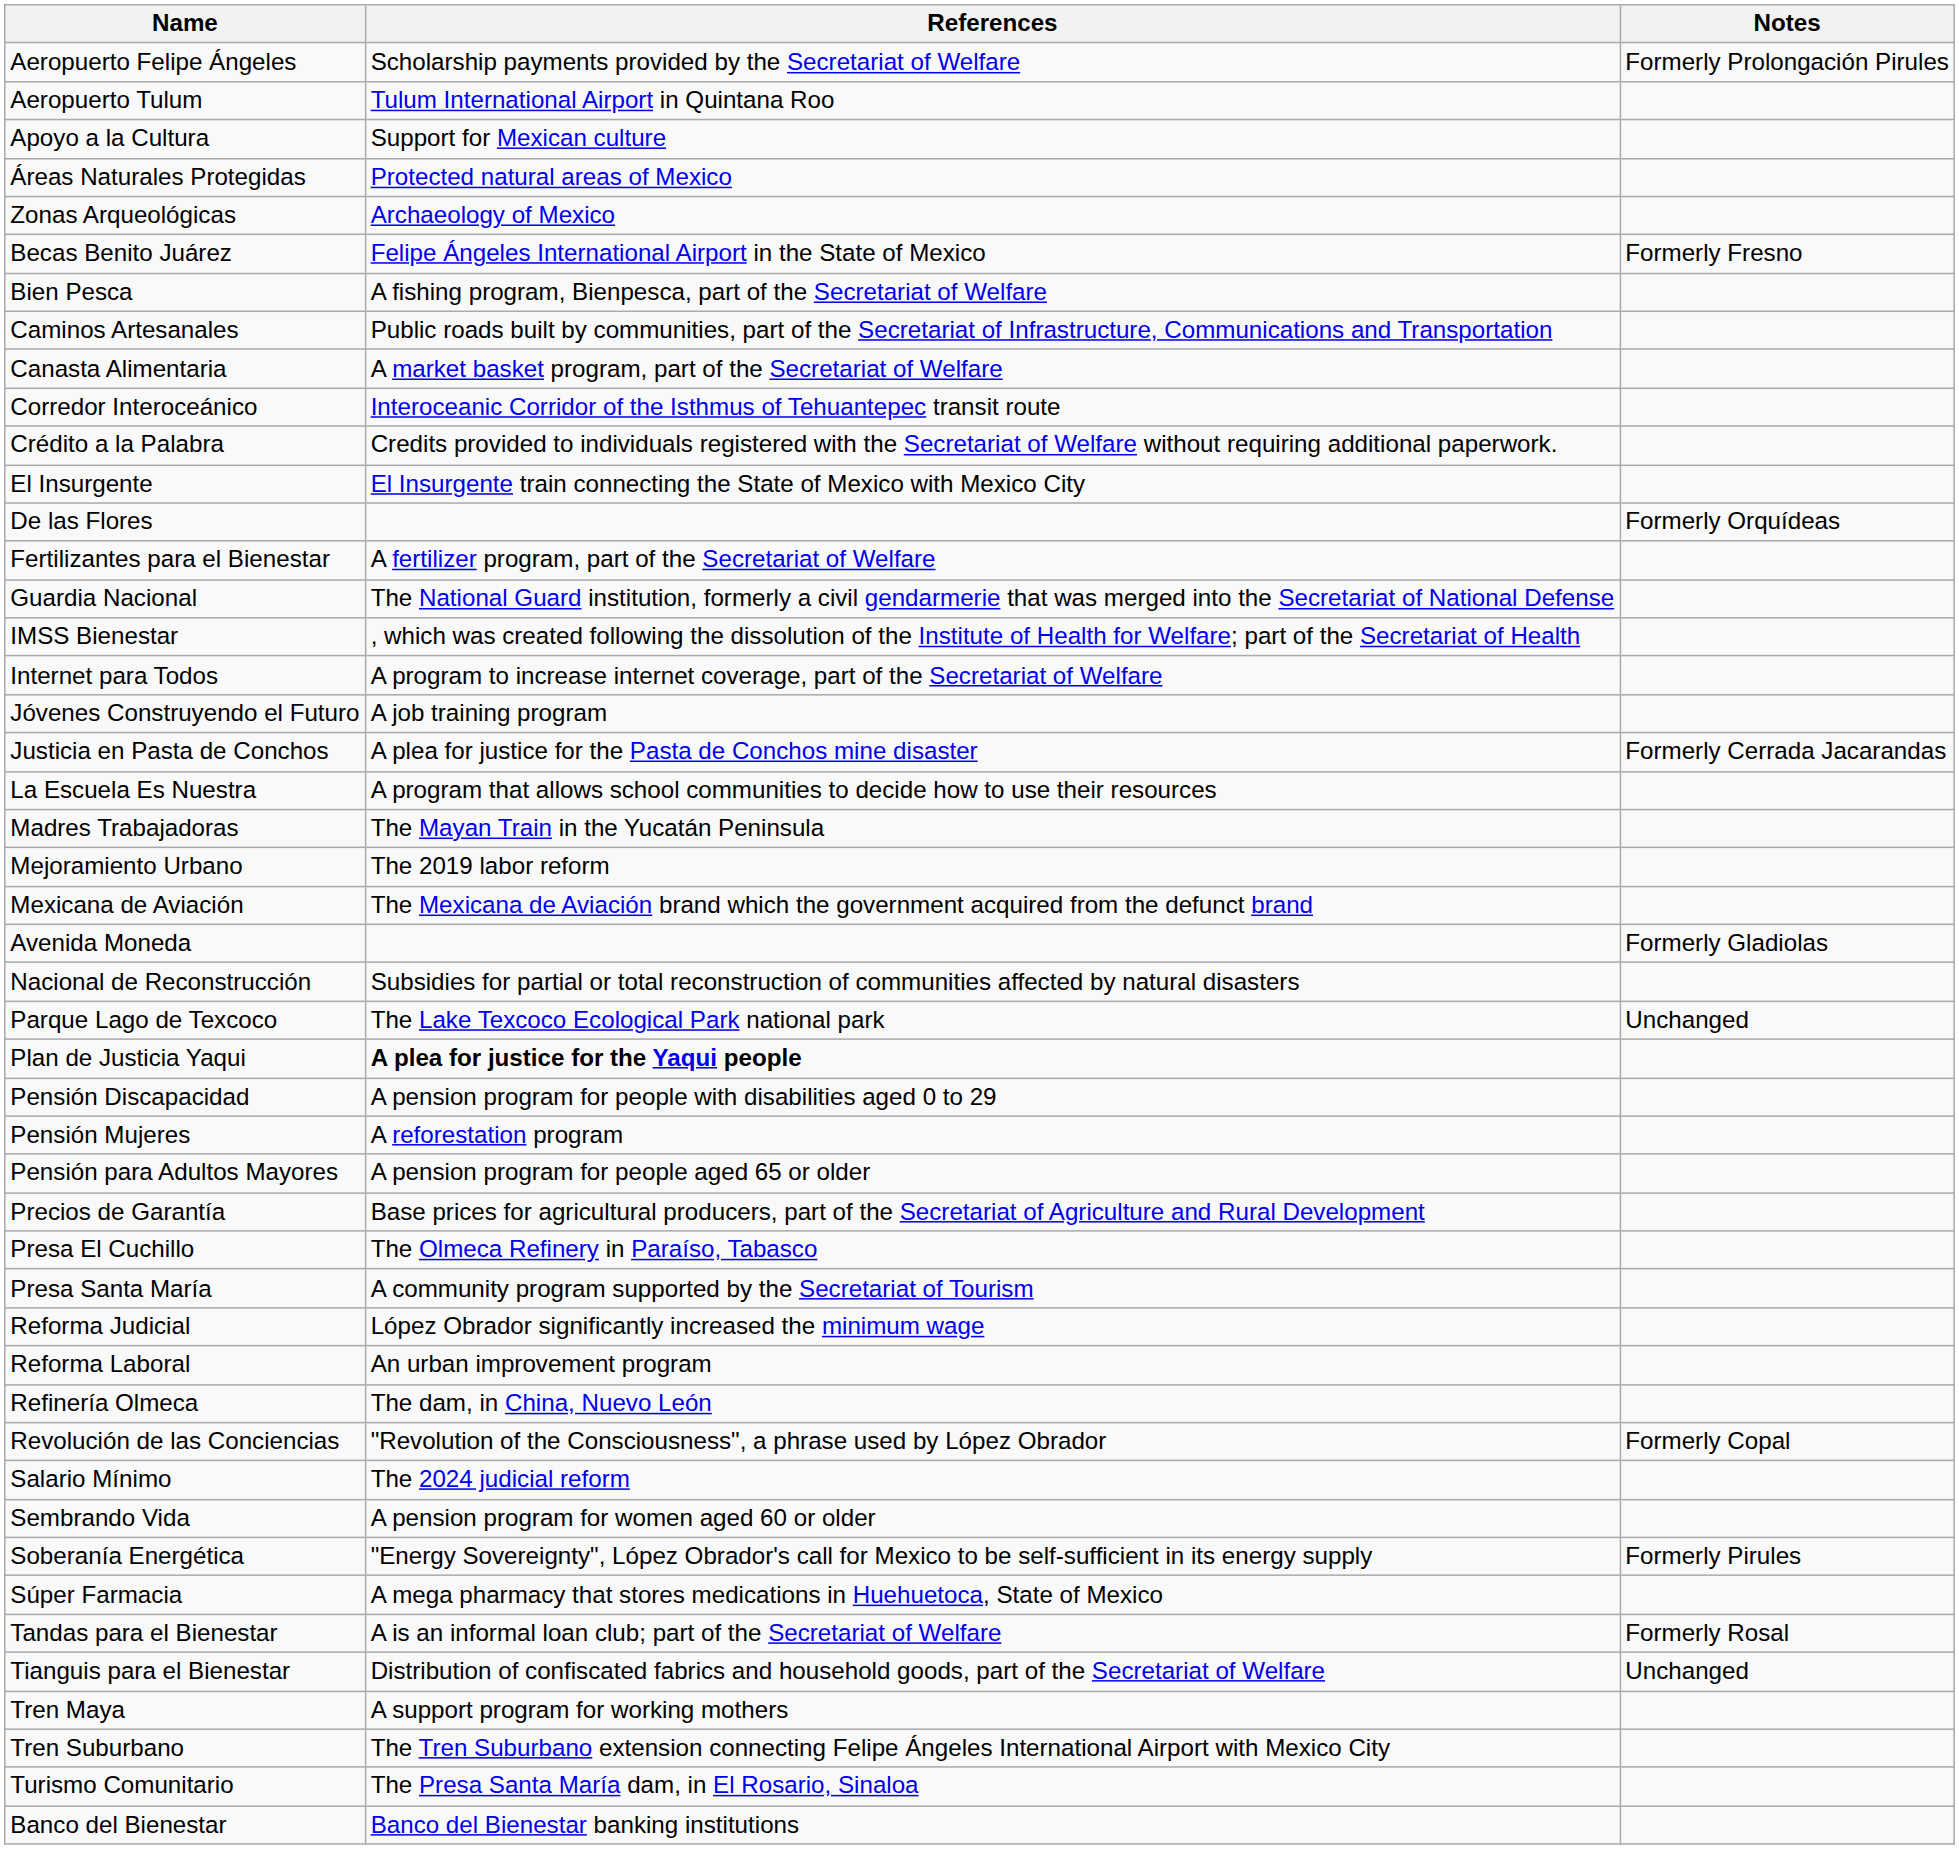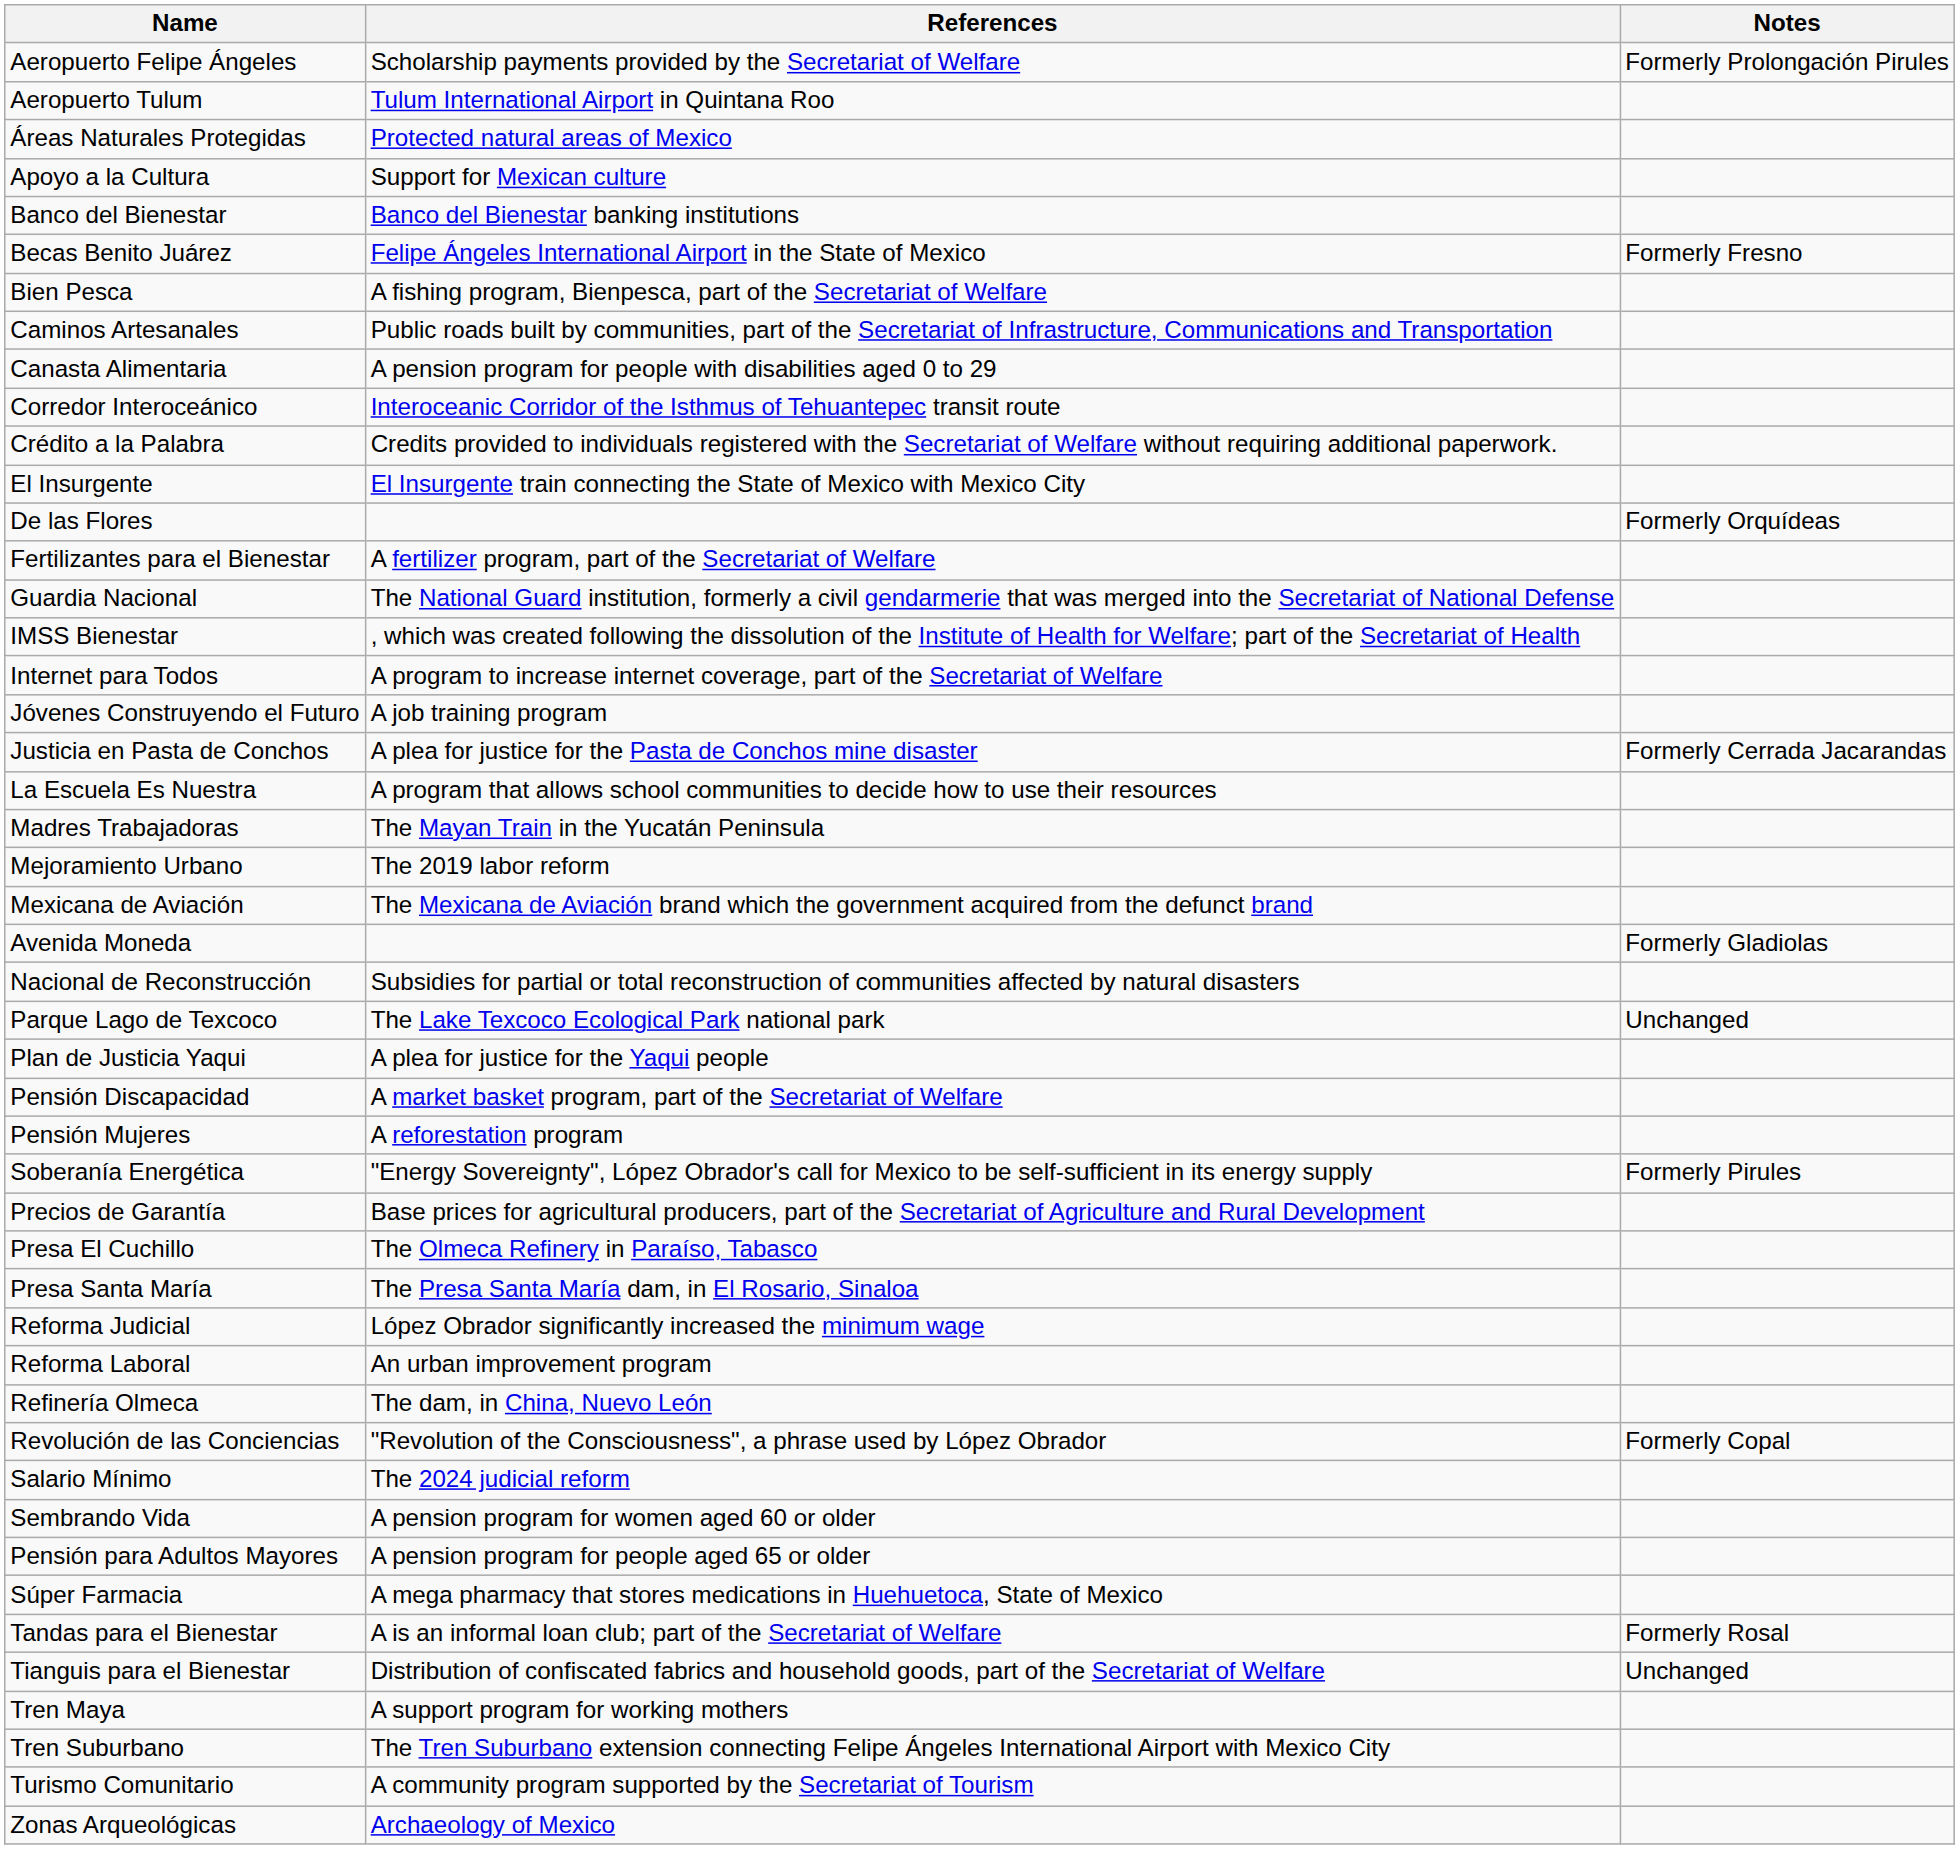rows swapped: (158, 176) <-> (110, 138)
rows swapped: (118, 1824) <-> (123, 215)
(687, 368) A market basket program, part of the Secretariat of Welfare -> (684, 368) A pension program for people with disabilities aged 0 to 29
(586, 1058) bold -> (570, 1058) normal
(684, 1096) A pension program for people with disabilities aged 0 to 29 -> (687, 1096) A market basket program, part of the Secretariat of Welfare
rows swapped: (174, 1173) <-> (127, 1556)
(702, 1288) A community program supported by the Secretariat of Tourism -> (645, 1288) The Presa Santa María dam, in El Rosario, Sinaloa
(645, 1786) The Presa Santa María dam, in El Rosario, Sinaloa -> (702, 1786) A community program supported by the Secretariat of Tourism
